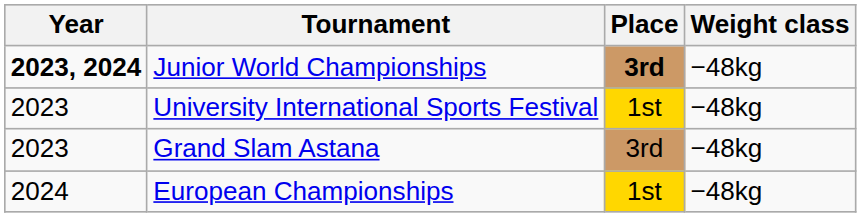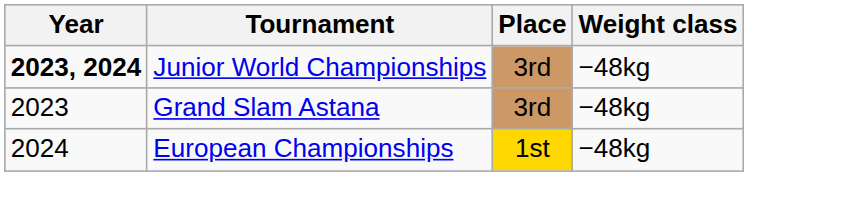(644, 66) bold -> (532, 66) normal
- row: (376, 107)
